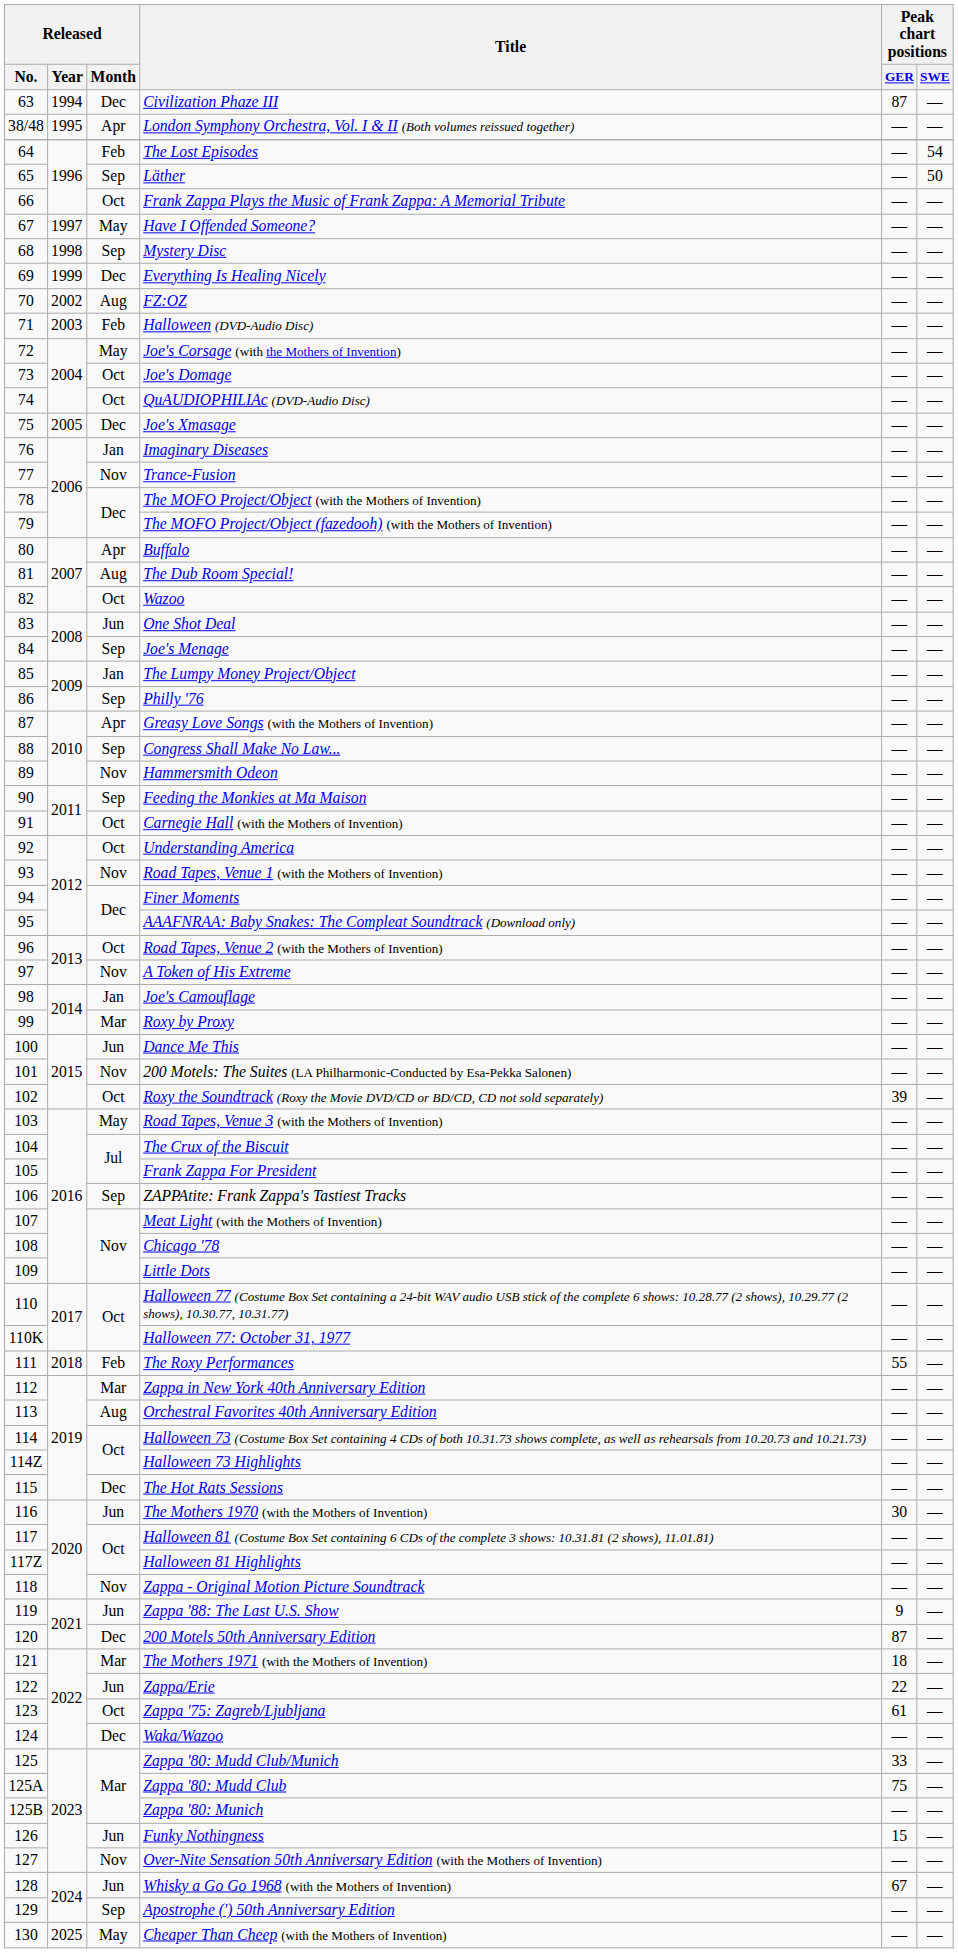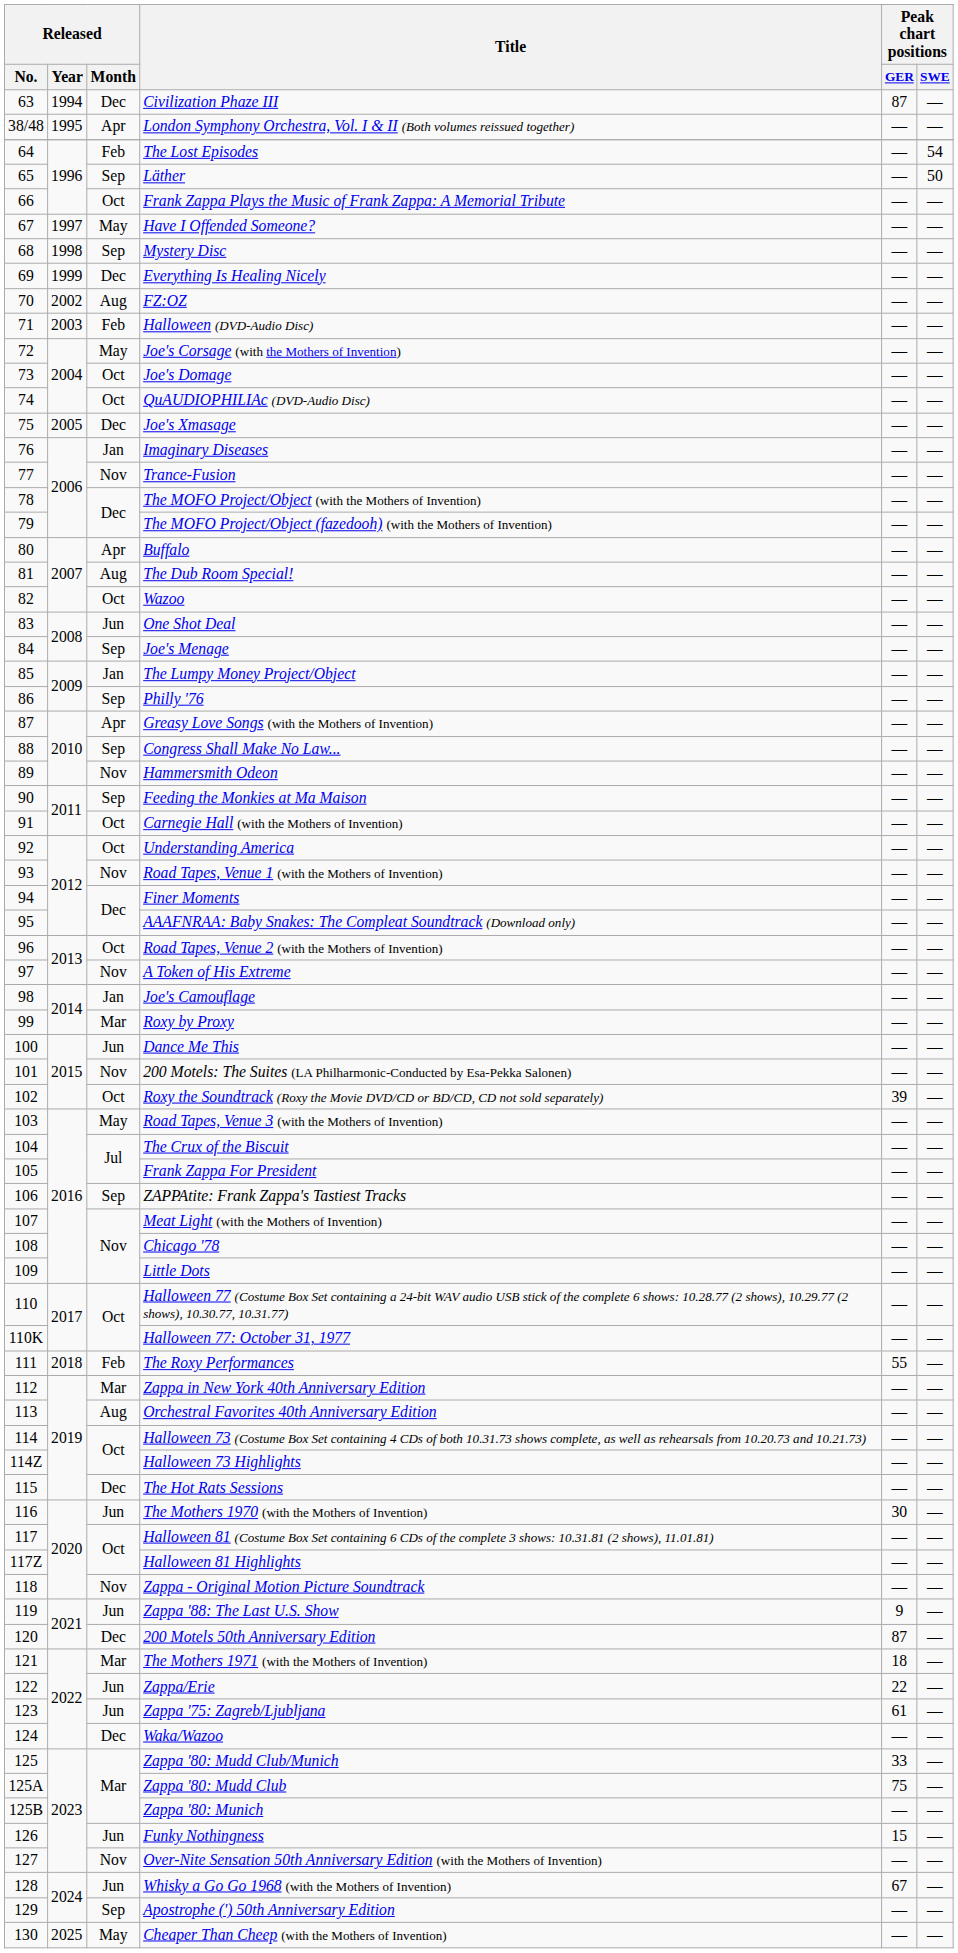(113, 1711) Oct -> (113, 1711) Jun
